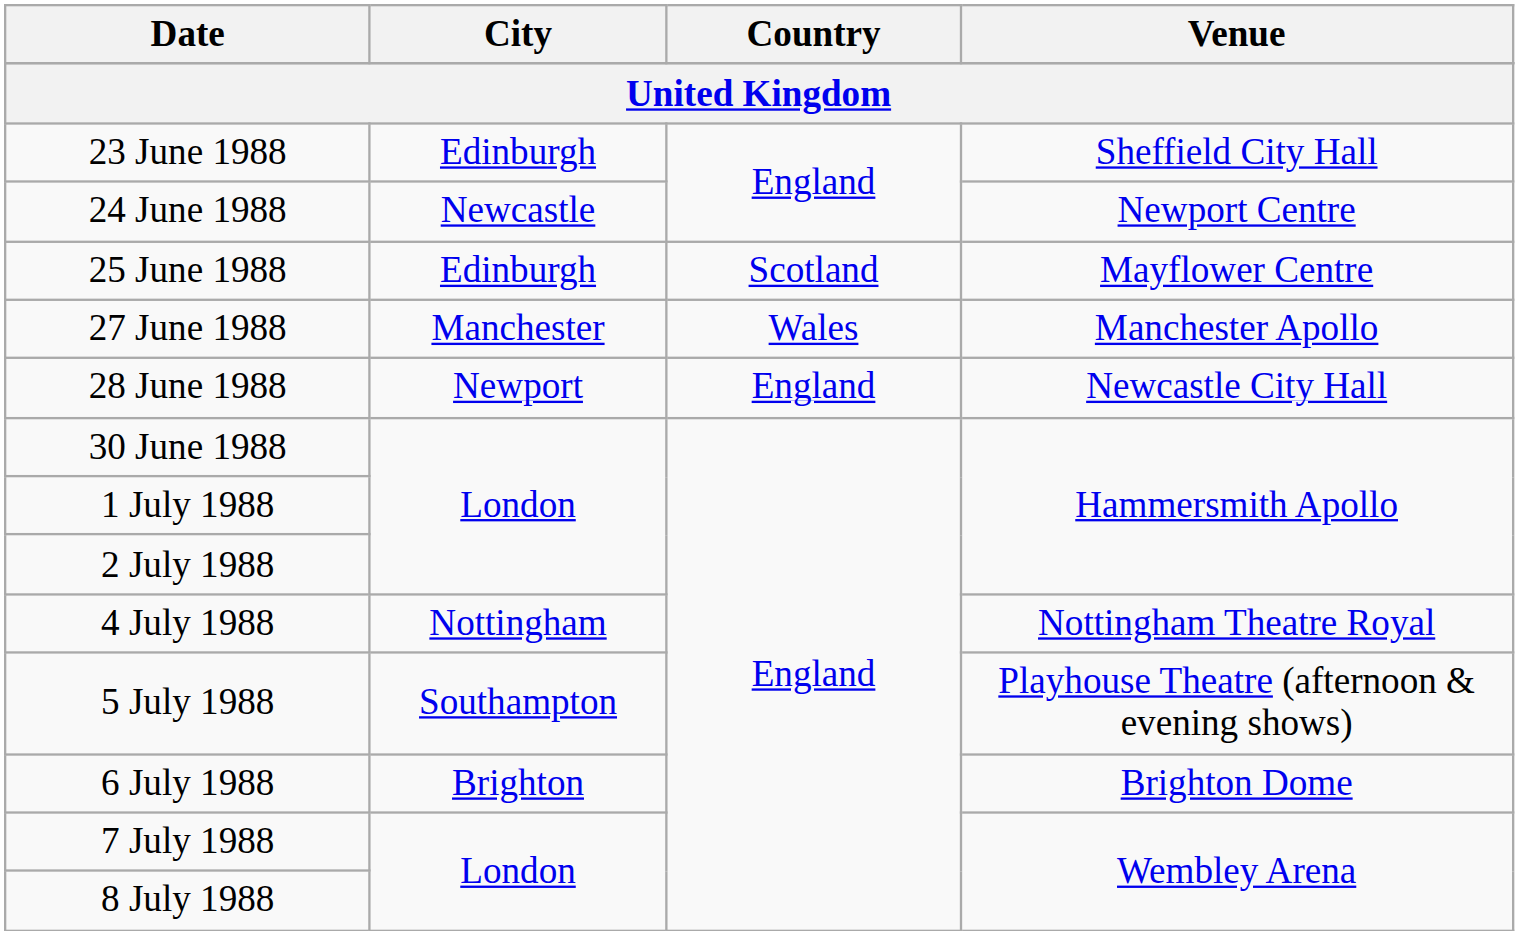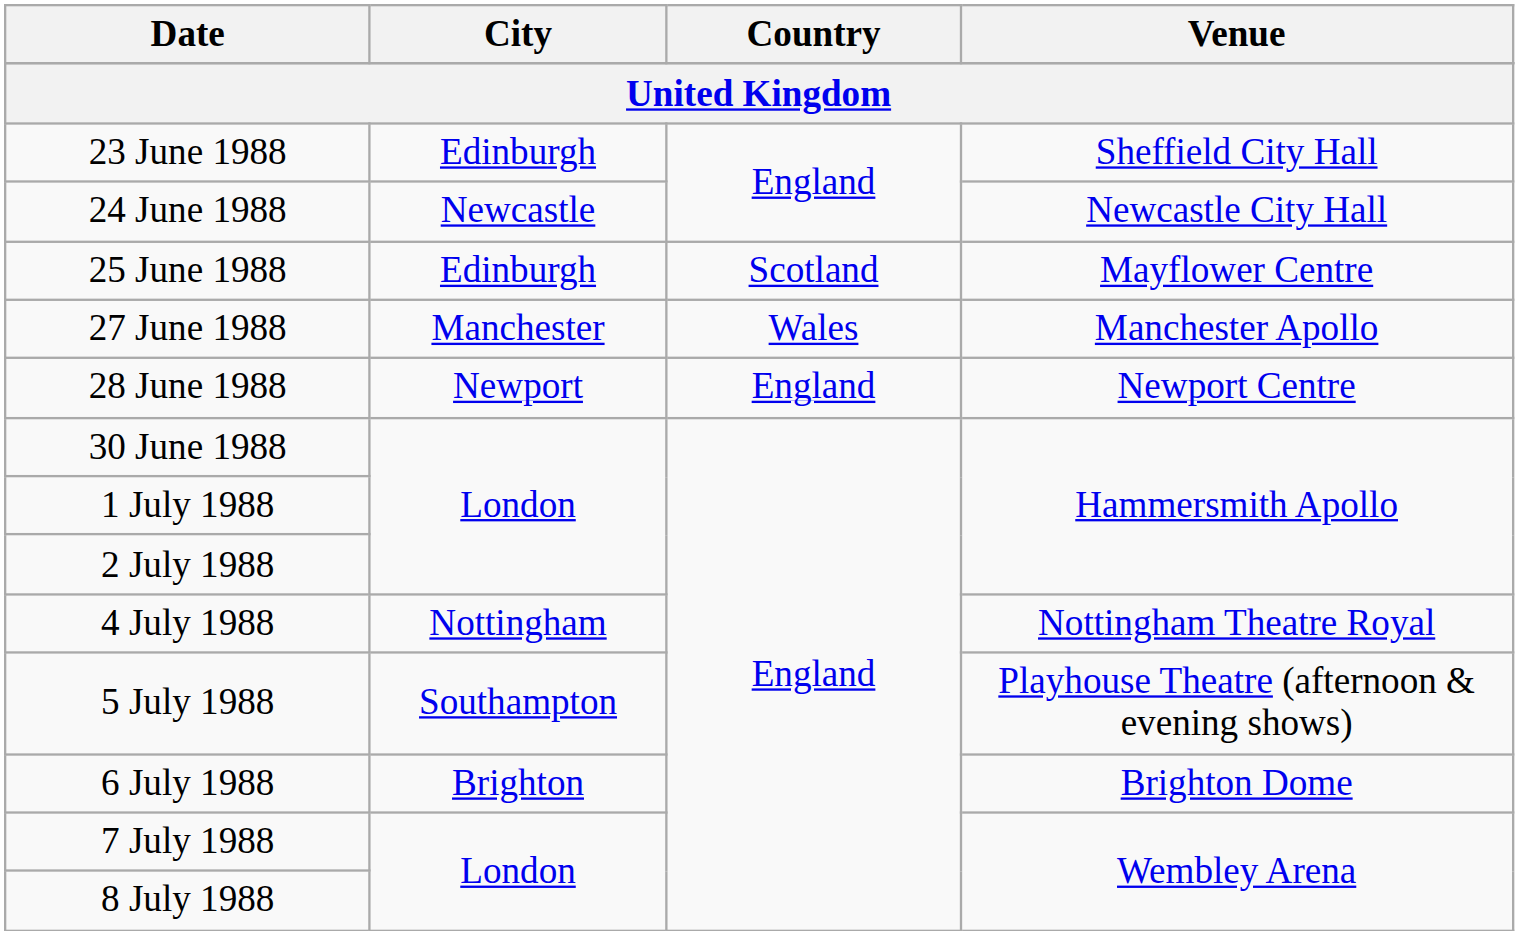(1237, 210) Newport Centre -> (1237, 210) Newcastle City Hall
(1237, 387) Newcastle City Hall -> (1237, 387) Newport Centre
